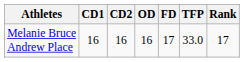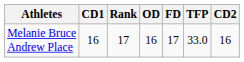columns swapped: (121, 14) <-> (223, 14)
